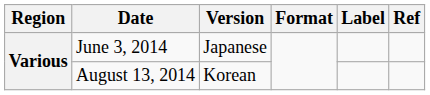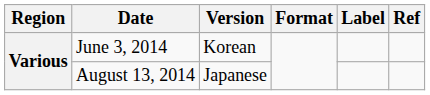(235, 47) Japanese -> (230, 47) Korean
(230, 75) Korean -> (235, 75) Japanese
